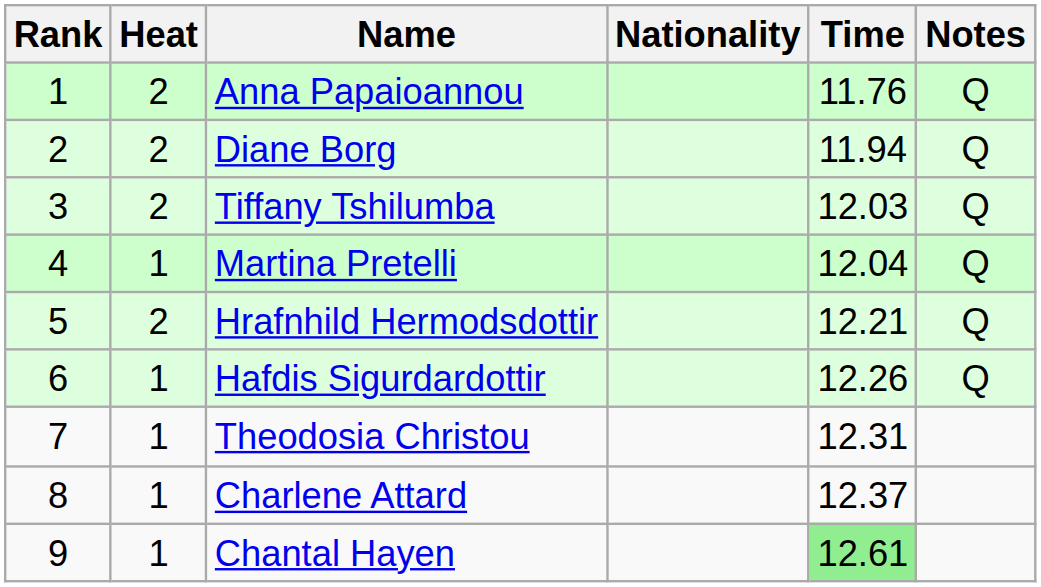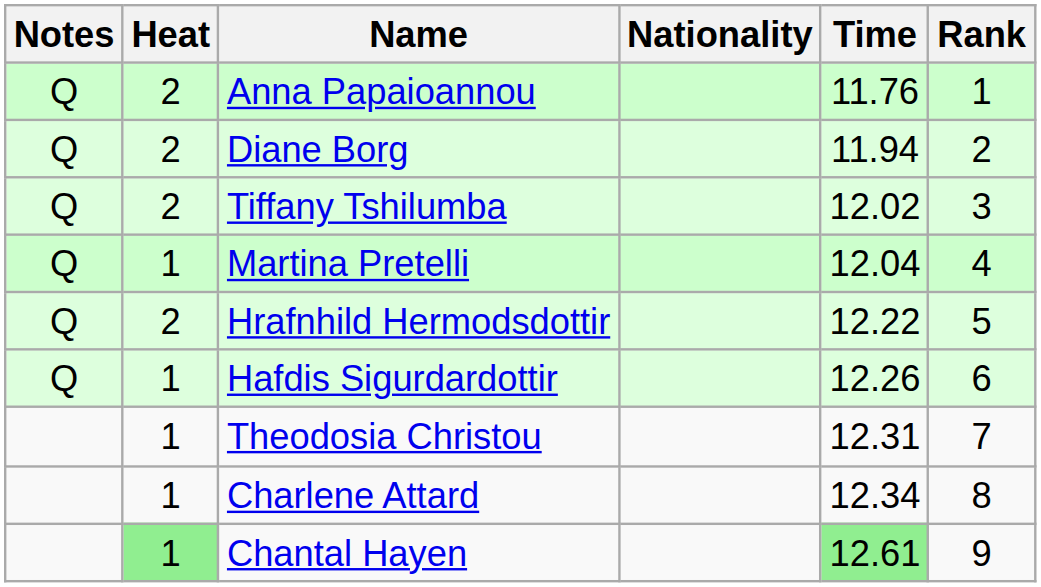columns swapped: (58, 34) <-> (976, 34)
(863, 207) 12.03 -> (875, 207) 12.02
(863, 322) 12.21 -> (875, 322) 12.22
(863, 494) 12.37 -> (875, 494) 12.34
(159, 552) no background -> (171, 552) lightgreen background
